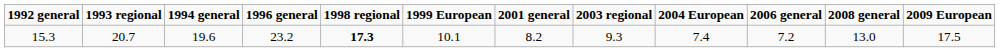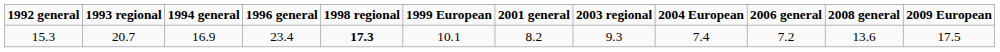(204, 36) 19.6 -> (204, 36) 16.9
(282, 36) 23.2 -> (282, 36) 23.4
(864, 36) 13.0 -> (864, 36) 13.6
